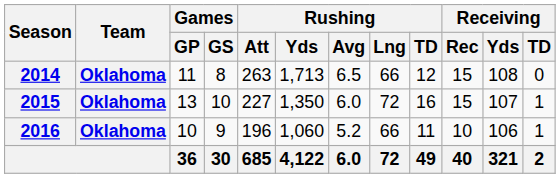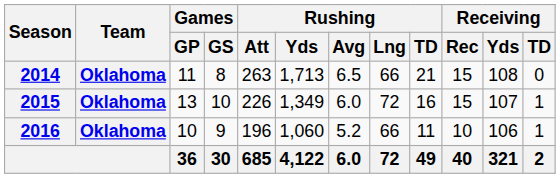(426, 74) 12 -> (426, 74) 21
(257, 103) 227 -> (257, 103) 226
(302, 103) 1,350 -> (302, 103) 1,349
